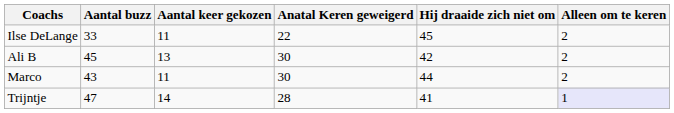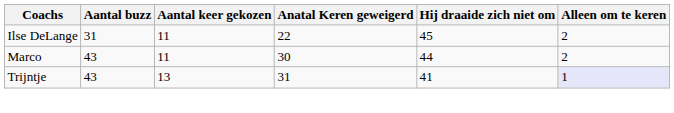(90, 35) 33 -> (90, 35) 31
- row: (22, 56)
(90, 98) 47 -> (90, 77) 43
(164, 98) 14 -> (164, 77) 13
(284, 98) 28 -> (284, 77) 31
